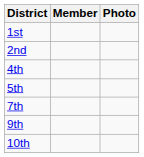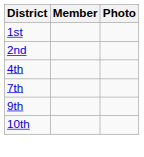- row: (15, 87)
